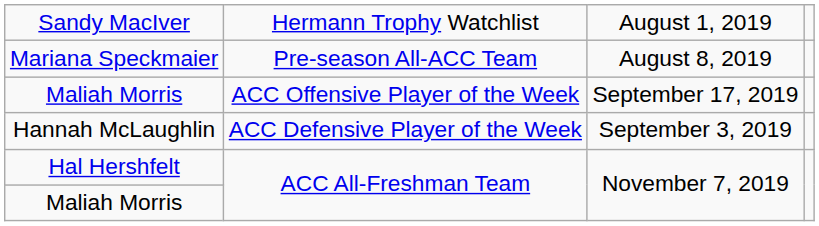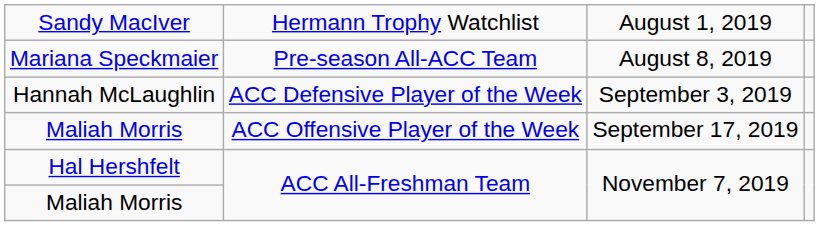rows swapped: (114, 130) <-> (114, 94)
